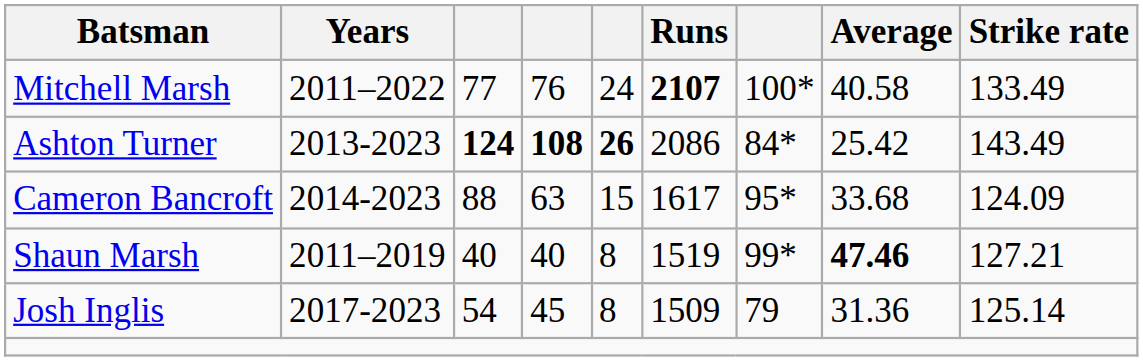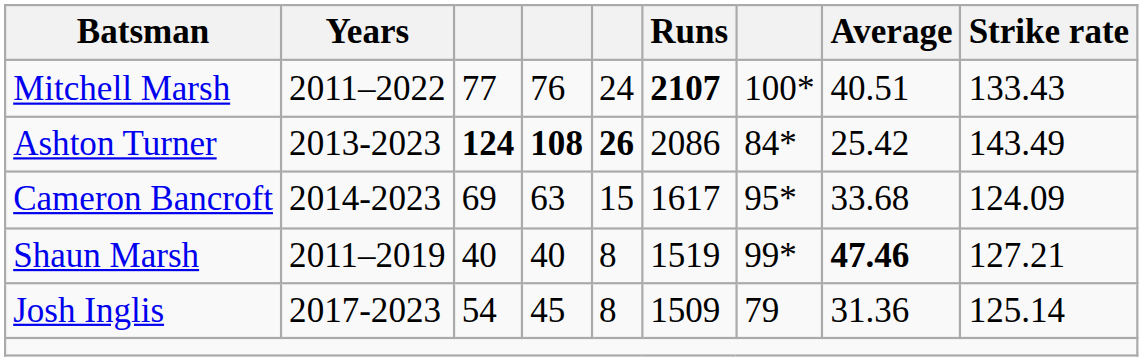(870, 87) 40.58 -> (870, 87) 40.51
(1017, 87) 133.49 -> (1017, 87) 133.43
(479, 198) 88 -> (479, 198) 69
